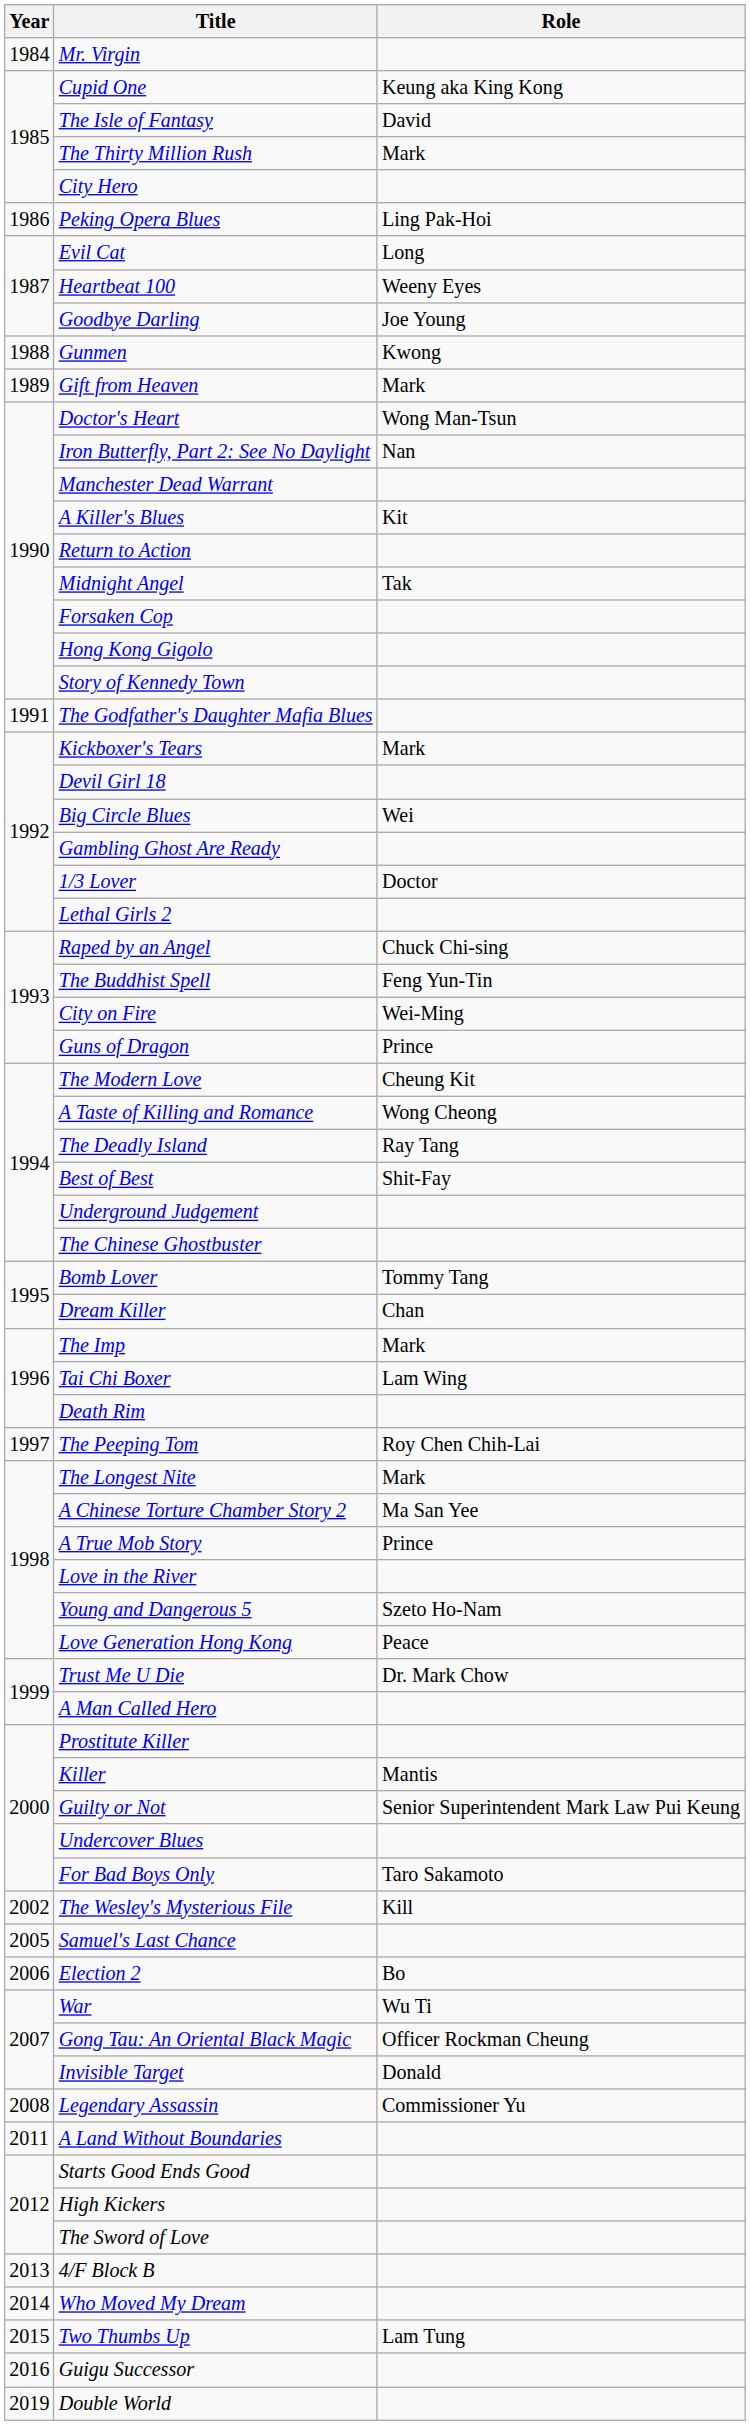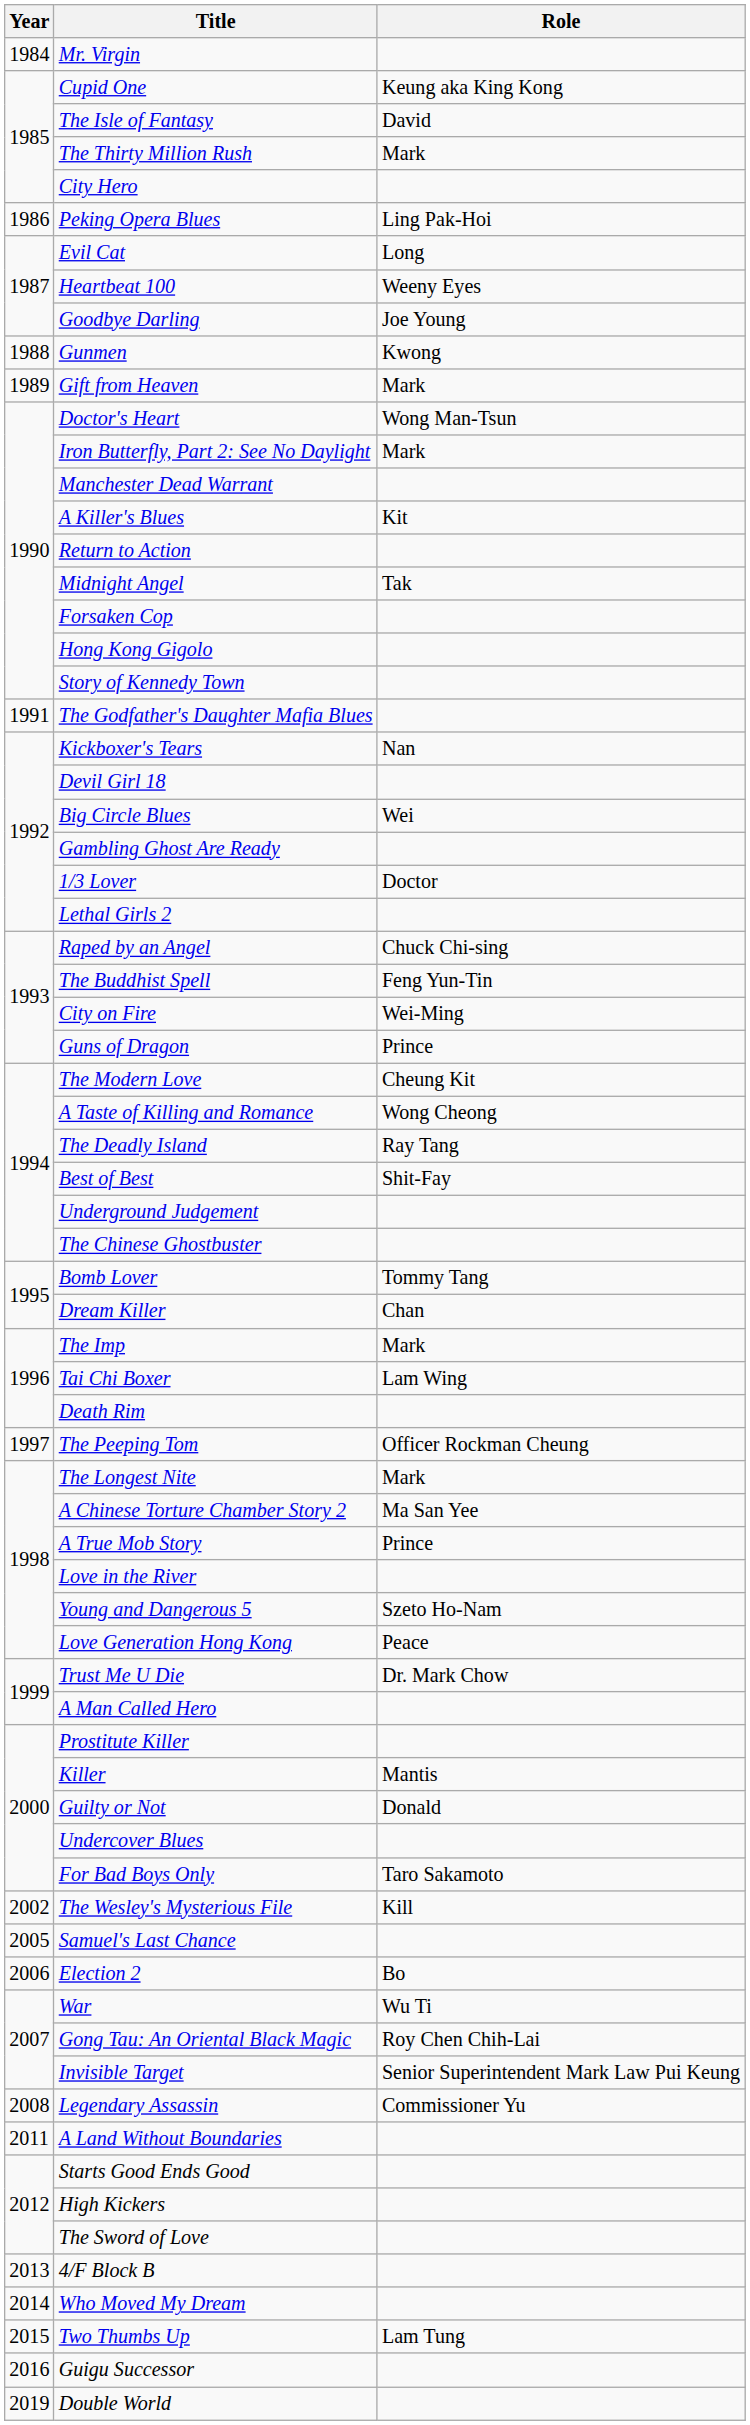(399, 451) Nan -> (404, 451) Mark
(404, 749) Mark -> (399, 749) Nan
(461, 1443) Roy Chen Chih-Lai -> (485, 1443) Officer Rockman Cheung
(561, 1807) Senior Superintendent Mark Law Pui Keung -> (411, 1807) Donald
(485, 2039) Officer Rockman Cheung -> (461, 2039) Roy Chen Chih-Lai
(411, 2072) Donald -> (561, 2072) Senior Superintendent Mark Law Pui Keung
